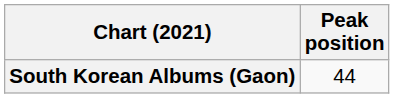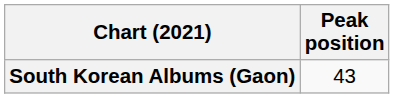(345, 76) 44 -> (345, 76) 43
